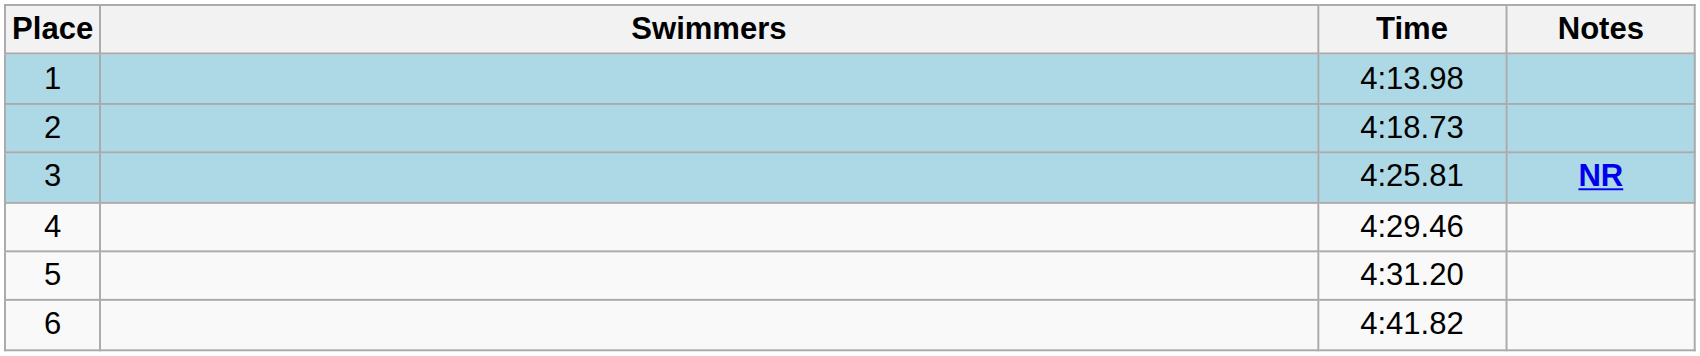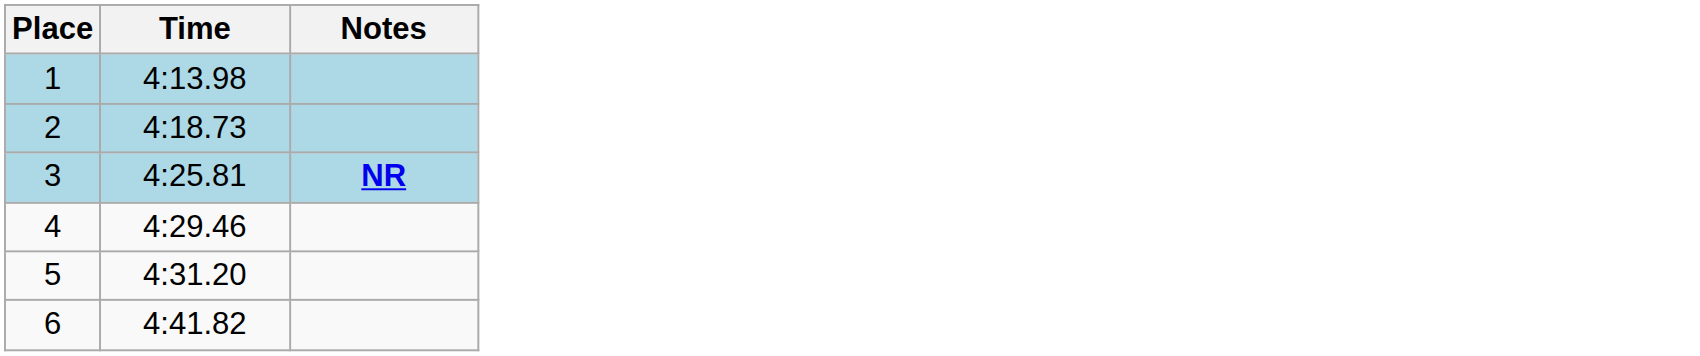- column: (709, 29)
